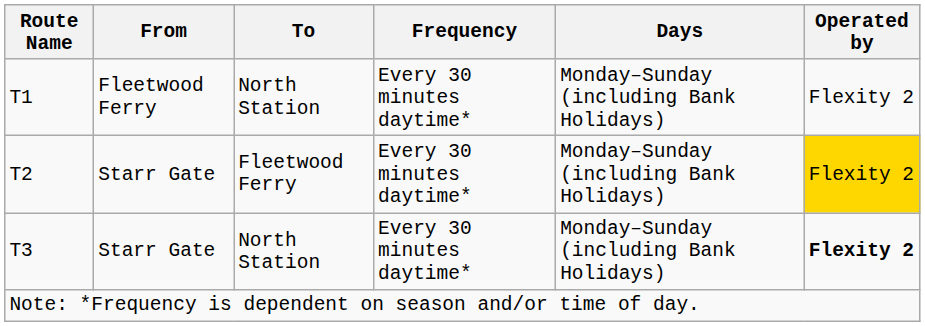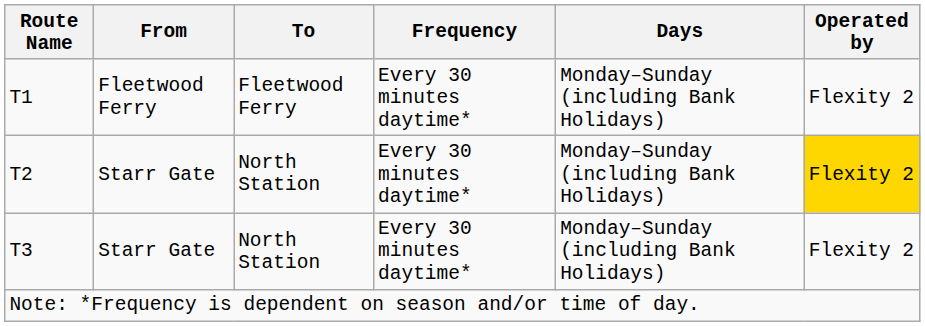(279, 97) North Station -> (291, 97) Fleetwood Ferry
(291, 174) Fleetwood Ferry -> (279, 174) North Station
(861, 251) bold -> (861, 251) normal
